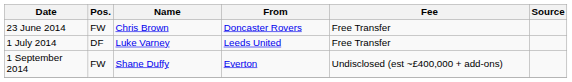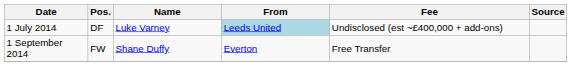- row: (36, 27)
(252, 43) no background -> (252, 27) lightblue background
(361, 43) Free Transfer -> (417, 27) Undisclosed (est ~£400,000 + add-ons)
(417, 64) Undisclosed (est ~£400,000 + add-ons) -> (361, 48) Free Transfer
